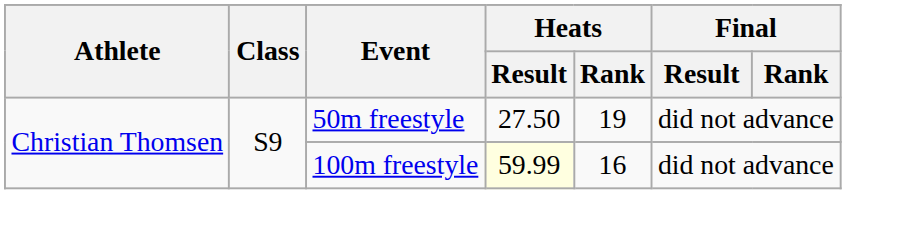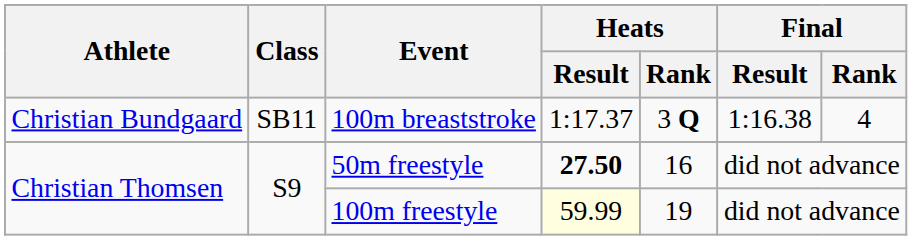+ row: (434, 119)
(529, 119) normal -> (591, 165) bold
(612, 119) 19 -> (678, 165) 16
(612, 165) 16 -> (678, 211) 19
